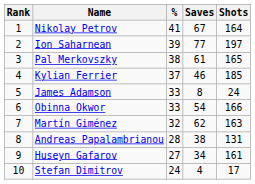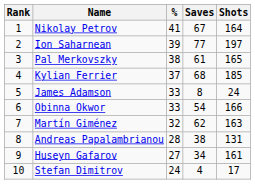(200, 76) 46 -> (200, 76) 68
